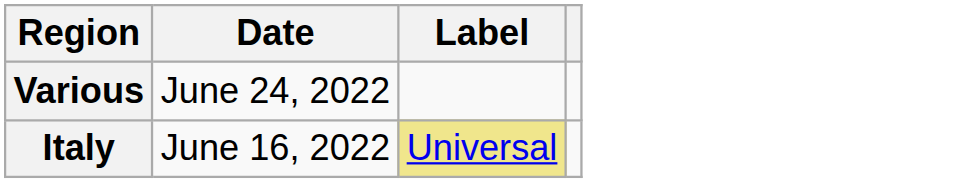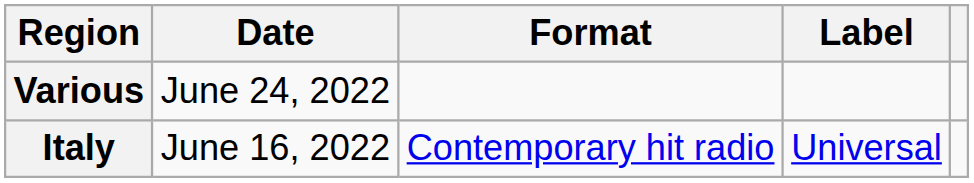+ column: (591, 33)
(482, 147) khaki background -> (867, 147) no background
